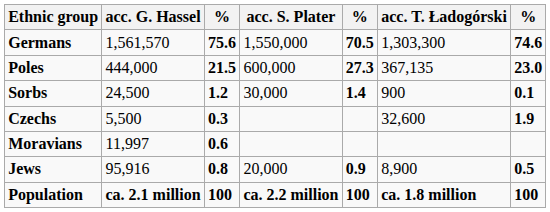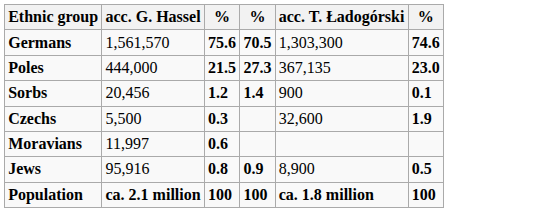- column: (291, 17)
(128, 93) 24,500 -> (128, 93) 20,456
